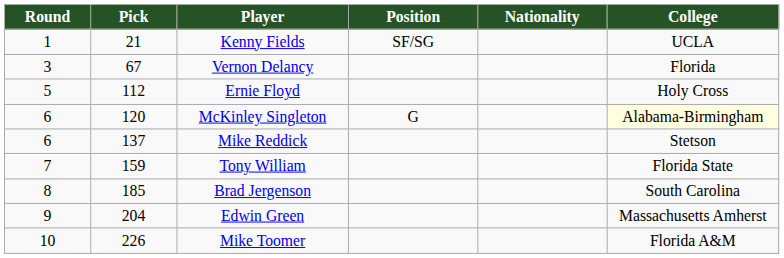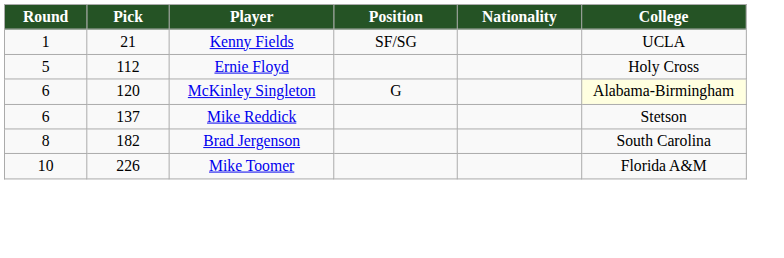- row: (263, 66)
- row: (263, 166)
(134, 191) 185 -> (128, 141) 182
- row: (263, 215)
